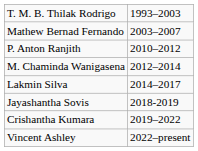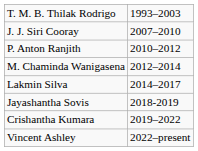- row: (65, 31)
+ row: (43, 31)
